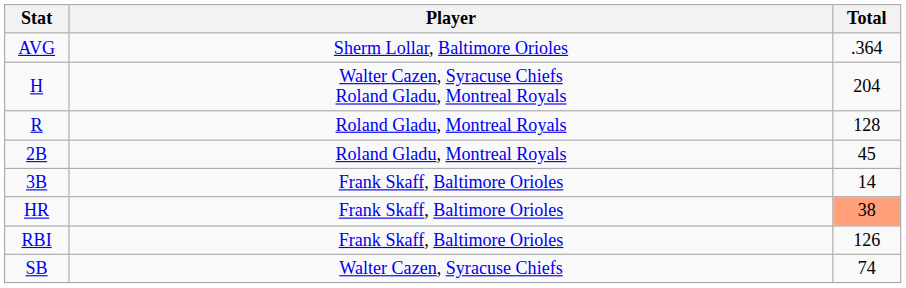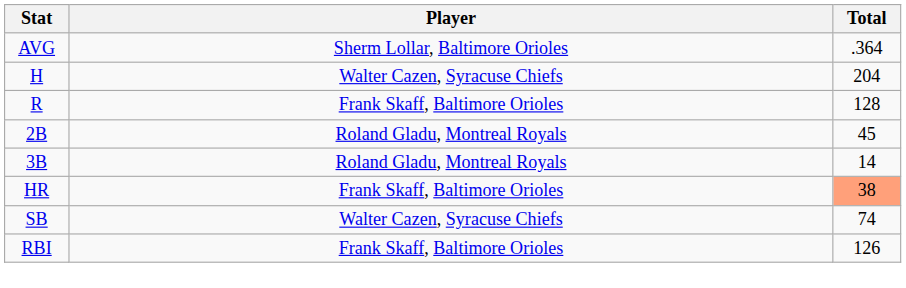(451, 86) Walter Cazen, Syracuse Chiefs Roland Gladu, Montreal Royals -> (451, 76) Walter Cazen, Syracuse Chiefs
(451, 125) Roland Gladu, Montreal Royals -> (451, 104) Frank Skaff, Baltimore Orioles
(451, 182) Frank Skaff, Baltimore Orioles -> (451, 162) Roland Gladu, Montreal Royals
rows swapped: (37, 239) <-> (37, 268)
